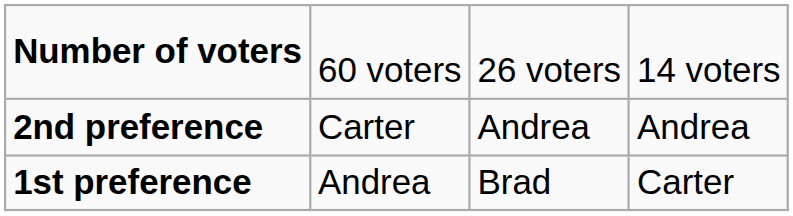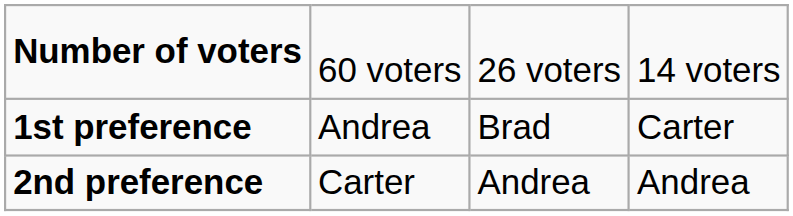rows swapped: (132, 182) <-> (138, 126)
